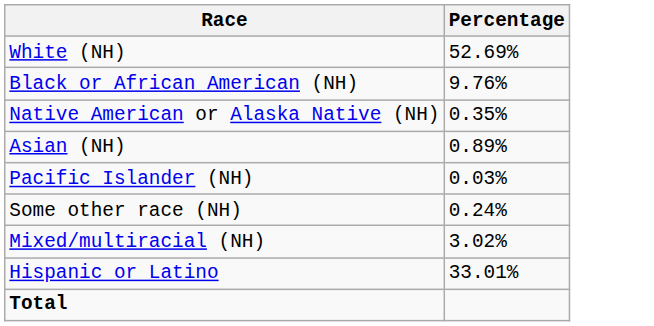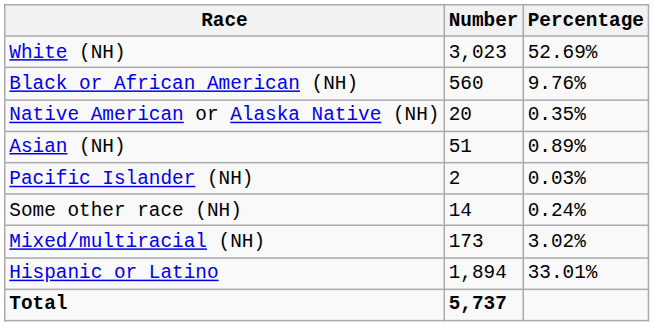+ column: (484, 21)
